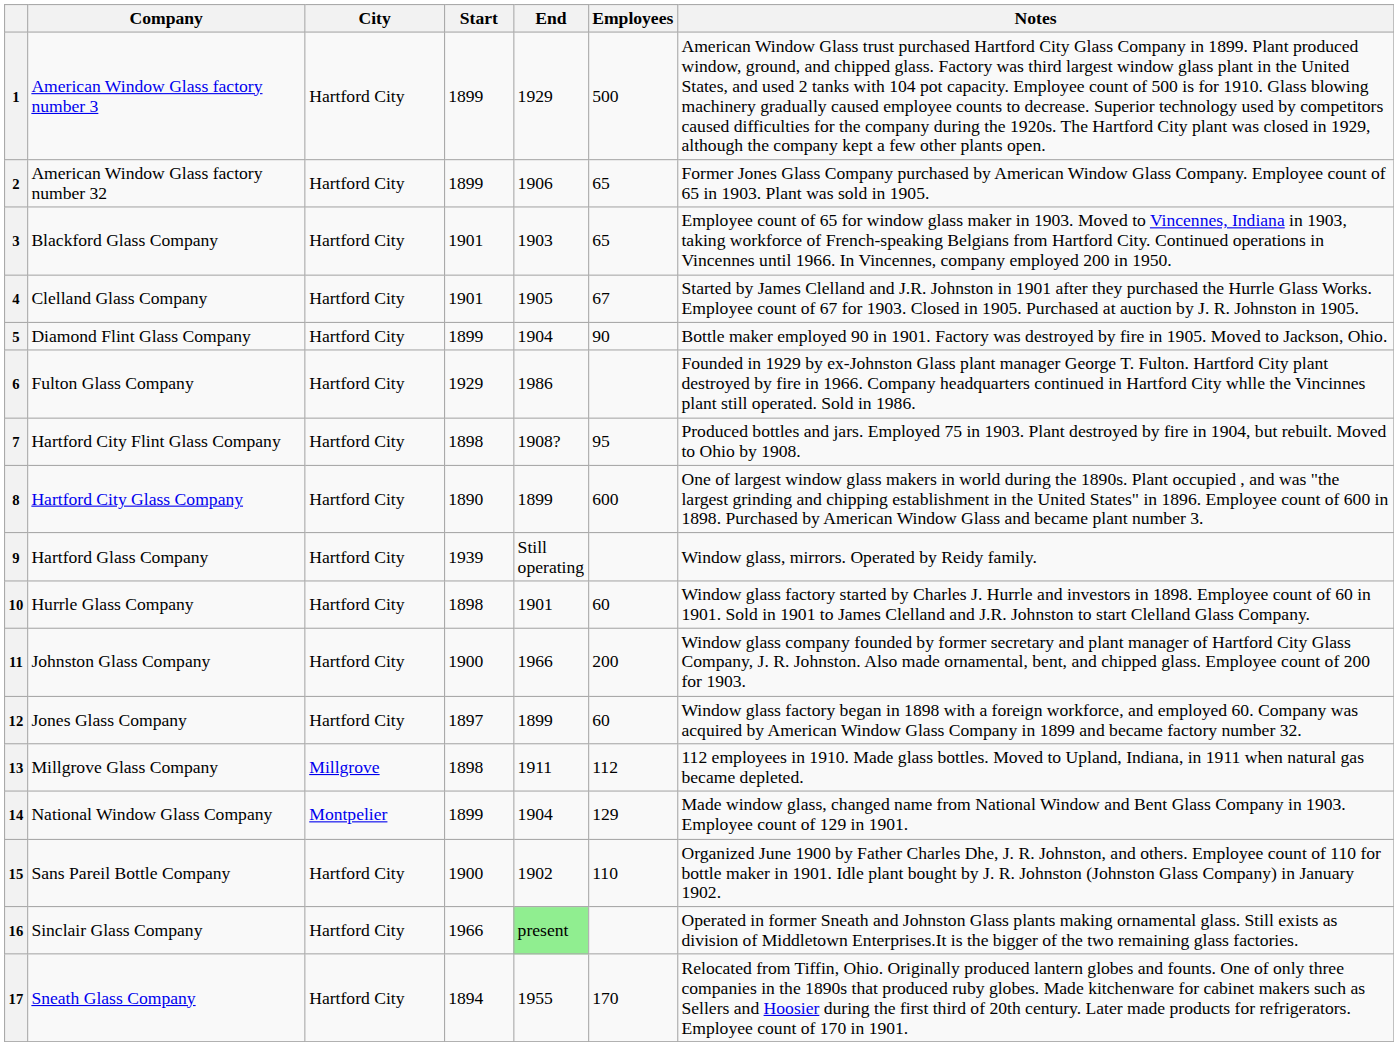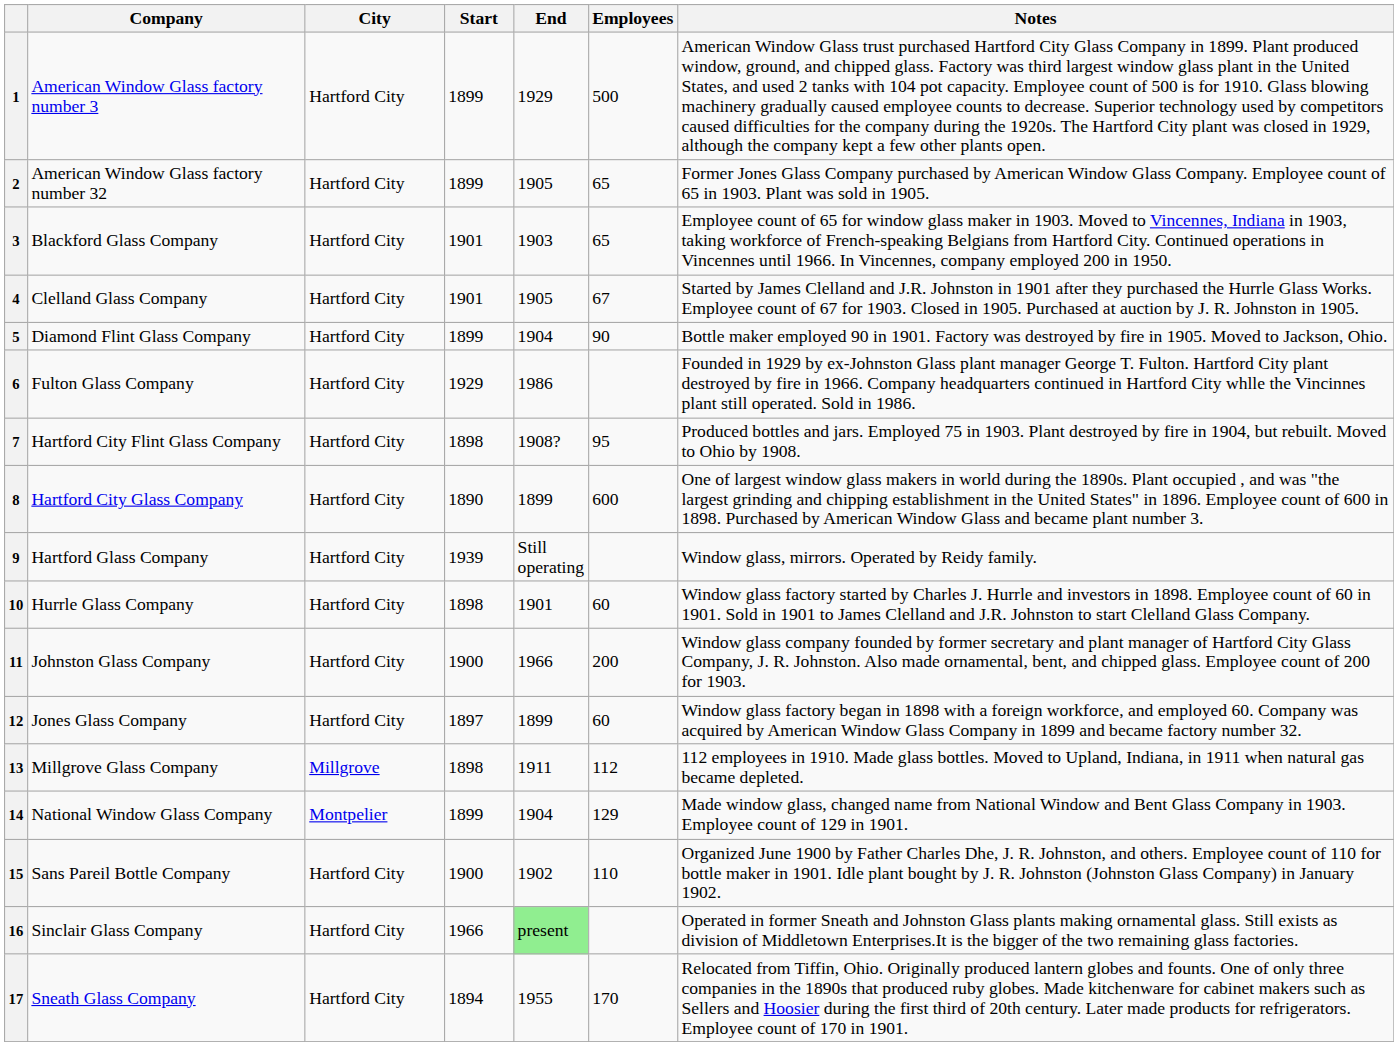(535, 183) 1906 -> (535, 183) 1905
